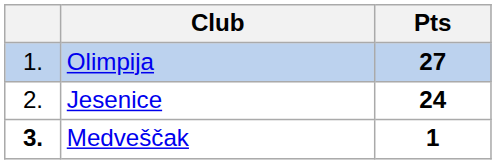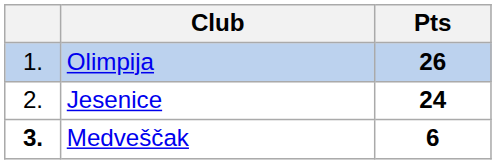(433, 61) 27 -> (433, 61) 26
(433, 138) 1 -> (433, 138) 6
